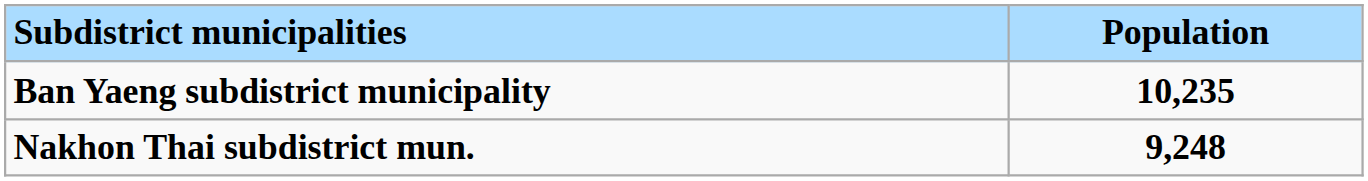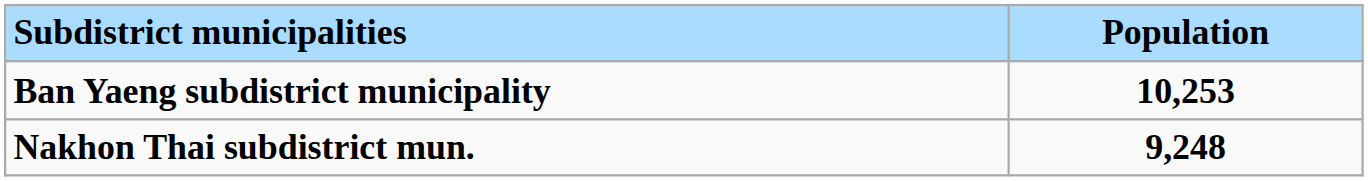(1186, 89) 10,235 -> (1186, 89) 10,253
